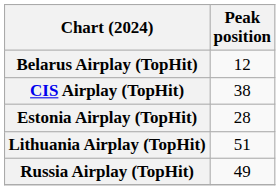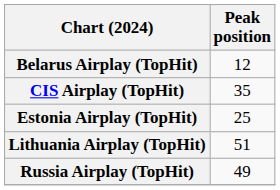(242, 90) 38 -> (242, 90) 35
(242, 117) 28 -> (242, 117) 25
